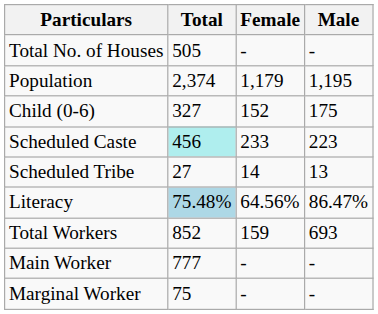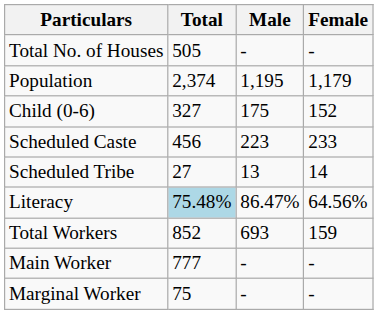columns swapped: (338, 19) <-> (270, 19)
(187, 141) paleturquoise background -> (187, 141) no background
